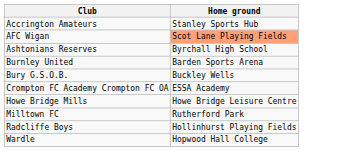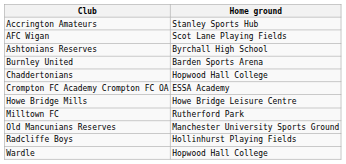(230, 37) lightsalmon background -> (230, 37) no background
- row: (37, 75)
+ row: (40, 75)
+ row: (61, 127)
